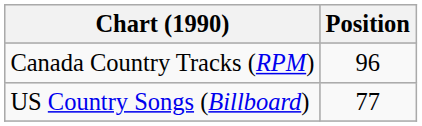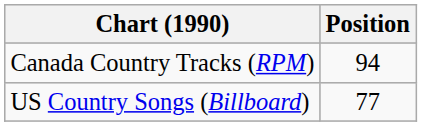(368, 62) 96 -> (368, 62) 94
